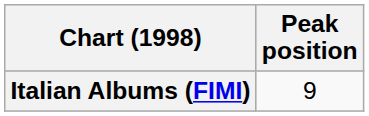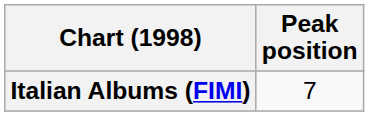(310, 90) 9 -> (310, 90) 7
